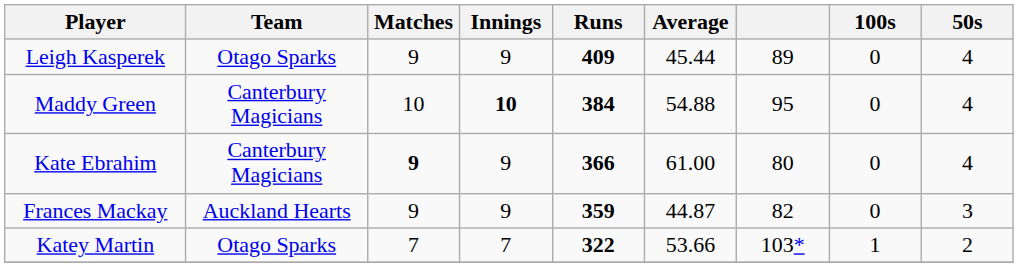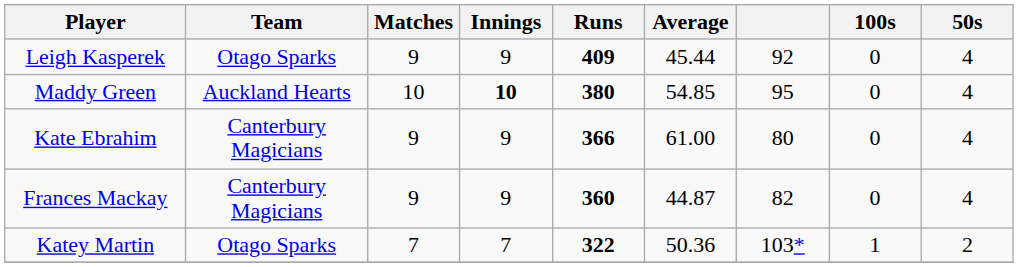(783, 56) 89 -> (783, 56) 92
(277, 103) Canterbury Magicians -> (277, 91) Auckland Hearts
(598, 103) 384 -> (598, 91) 380
(690, 103) 54.88 -> (690, 91) 54.85
(414, 163) bold -> (414, 138) normal
(277, 210) Auckland Hearts -> (277, 197) Canterbury Magicians
(598, 210) 359 -> (598, 197) 360
(967, 210) 3 -> (967, 197) 4
(690, 245) 53.66 -> (690, 245) 50.36
